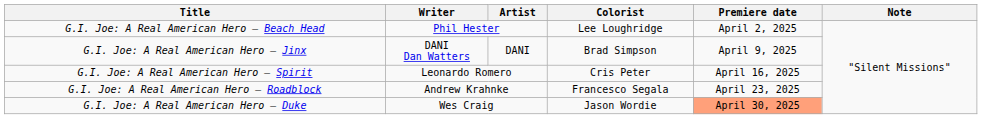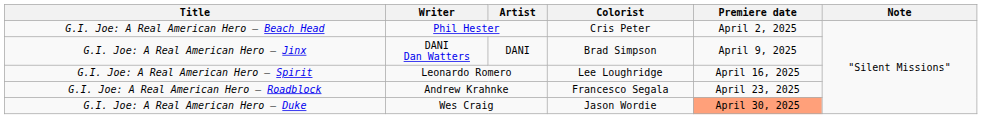(620, 29) Lee Loughridge -> (620, 29) Cris Peter
(620, 73) Cris Peter -> (620, 73) Lee Loughridge
